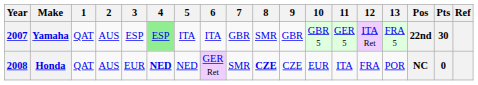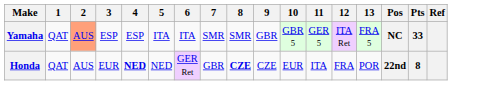- column: (17, 13)
(109, 36) no background -> (83, 36) lightsalmon background
(161, 36) lightgreen background -> (135, 36) no background
(239, 36) GBR -> (214, 36) SMR
(421, 36) 22nd -> (395, 36) NC
(443, 36) 30 -> (418, 36) 33
(239, 66) SMR -> (214, 66) GBR
(421, 66) NC -> (395, 66) 22nd
(443, 66) 0 -> (418, 66) 8
